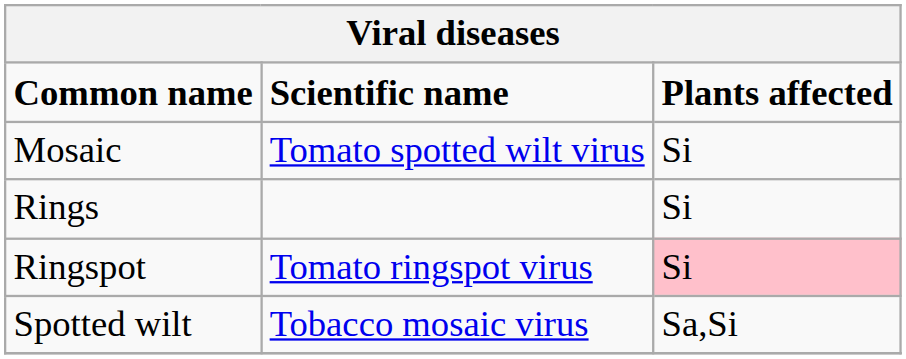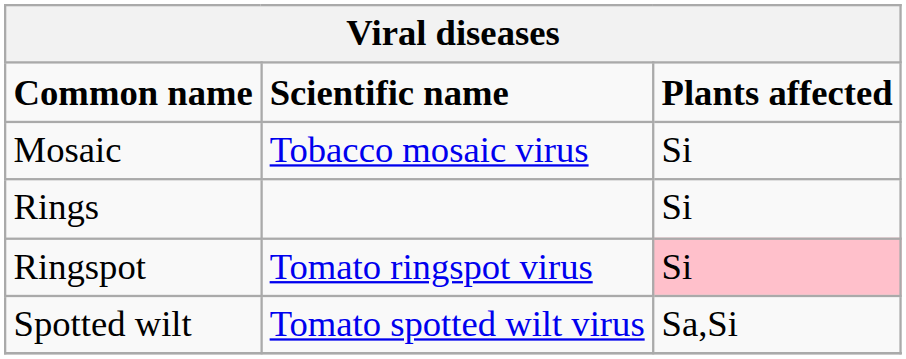(457, 149) Tomato spotted wilt virus -> (429, 149) Tobacco mosaic virus
(429, 324) Tobacco mosaic virus -> (457, 324) Tomato spotted wilt virus
